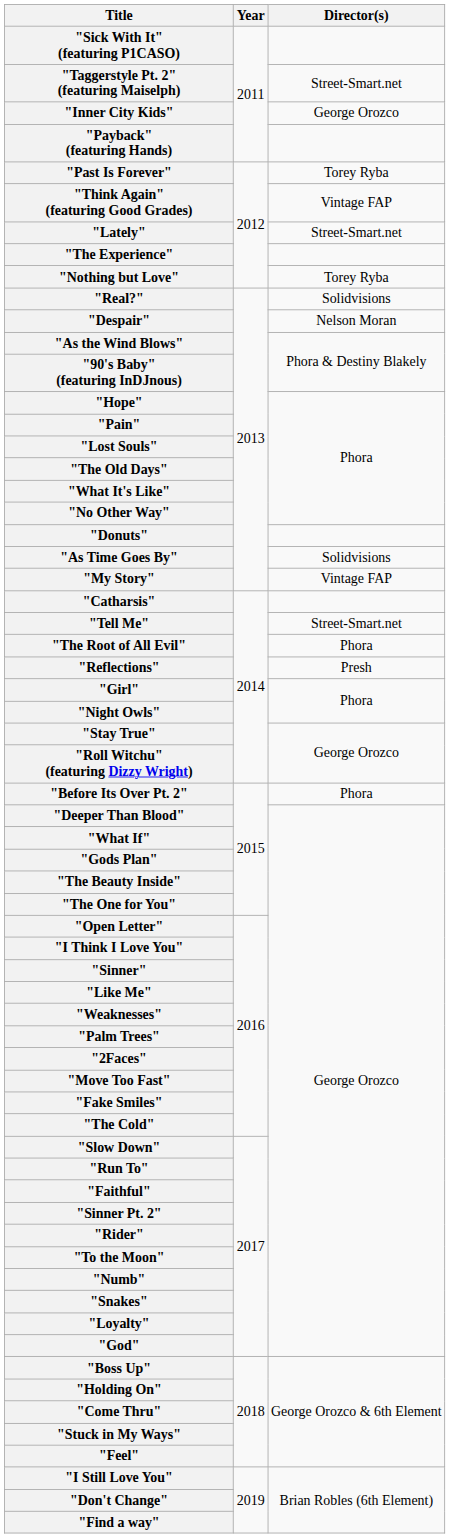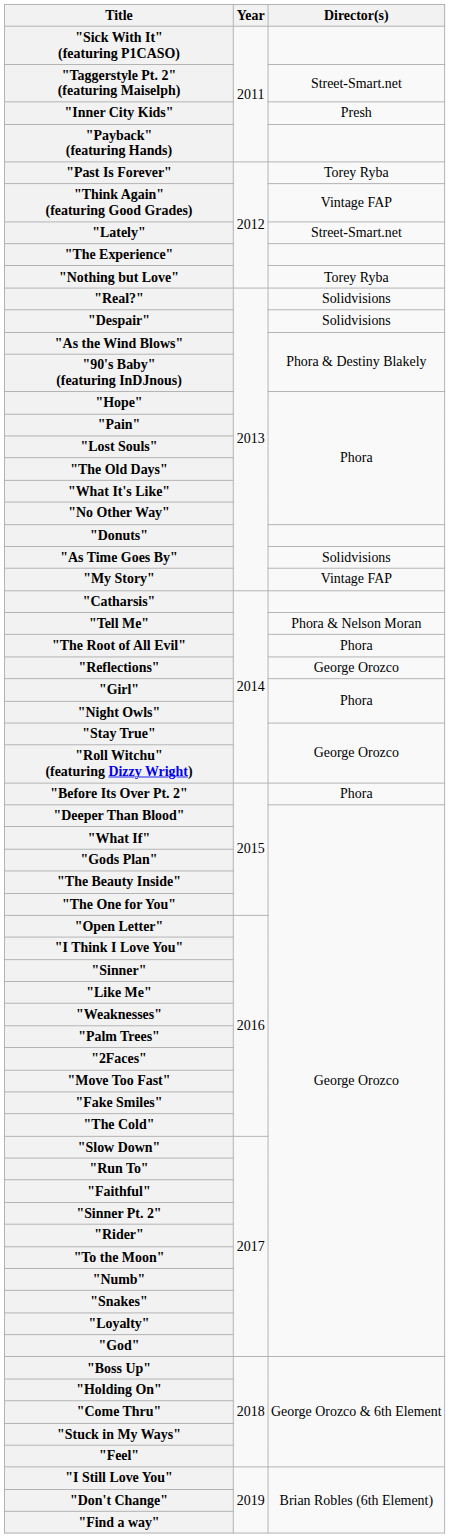(356, 113) George Orozco -> (356, 113) Presh
(356, 321) Nelson Moran -> (356, 321) Solidvisions
(356, 623) Street-Smart.net -> (356, 623) Phora & Nelson Moran
(356, 667) Presh -> (356, 667) George Orozco
